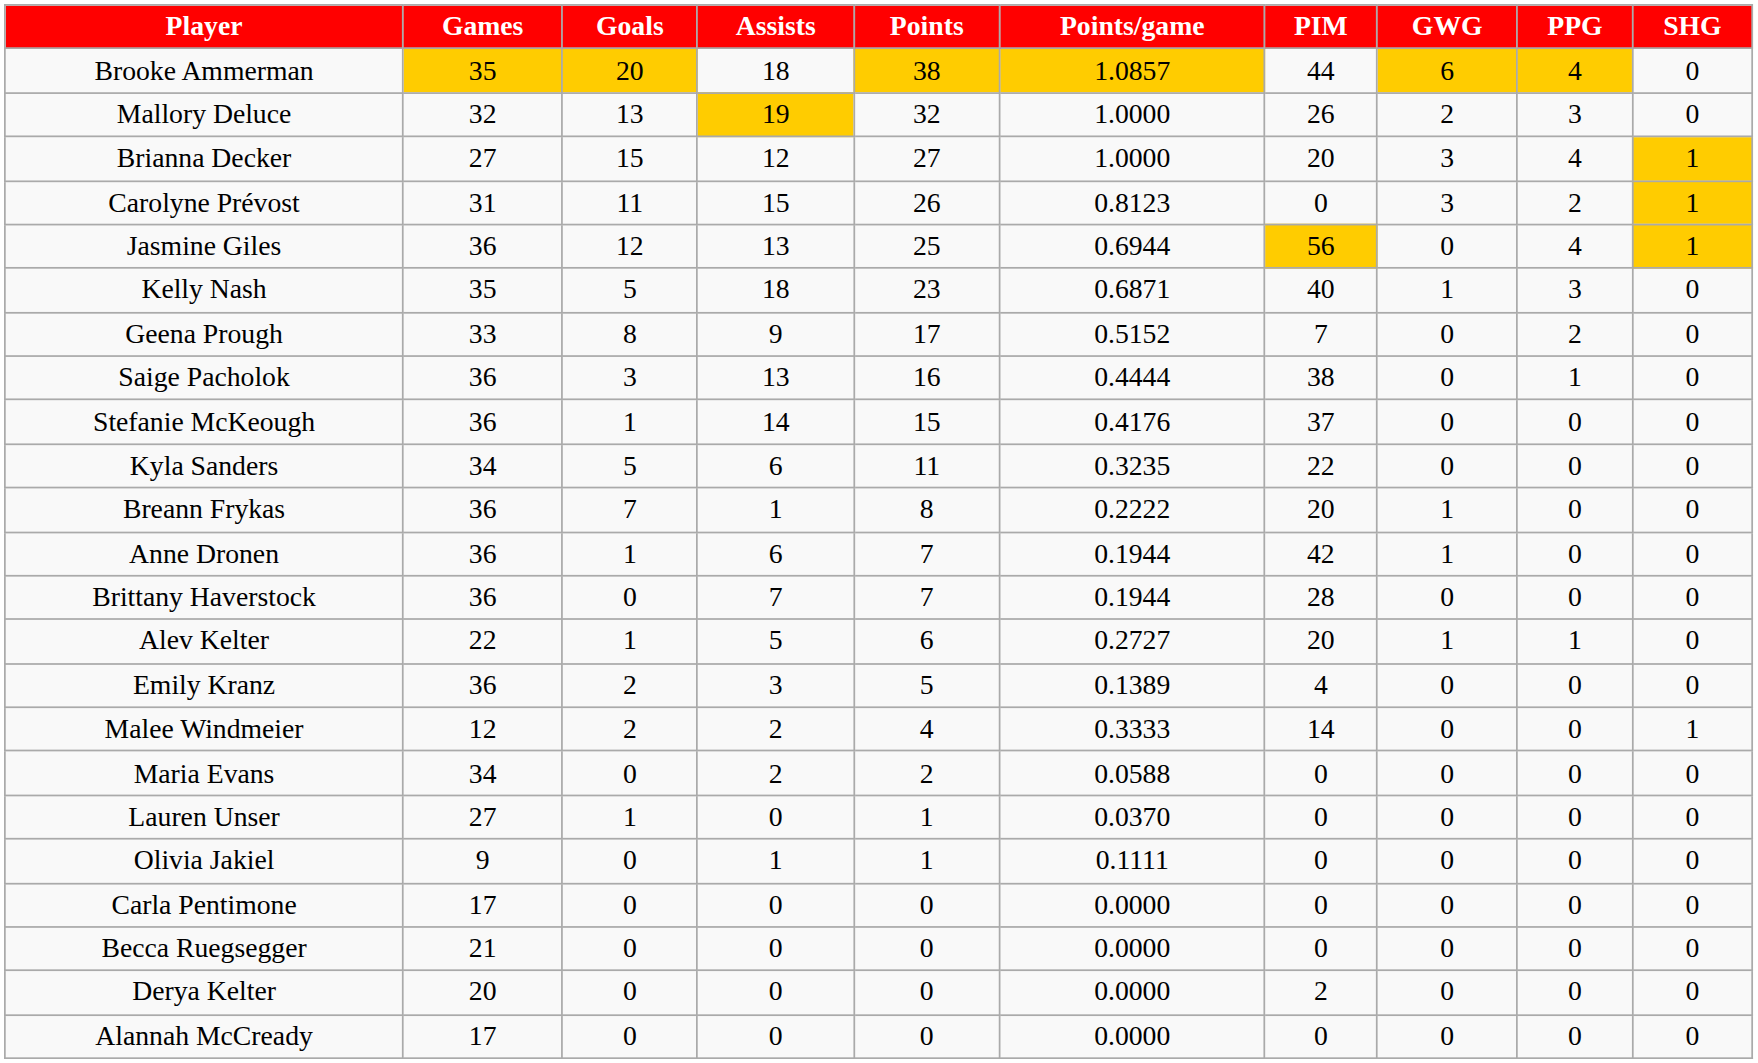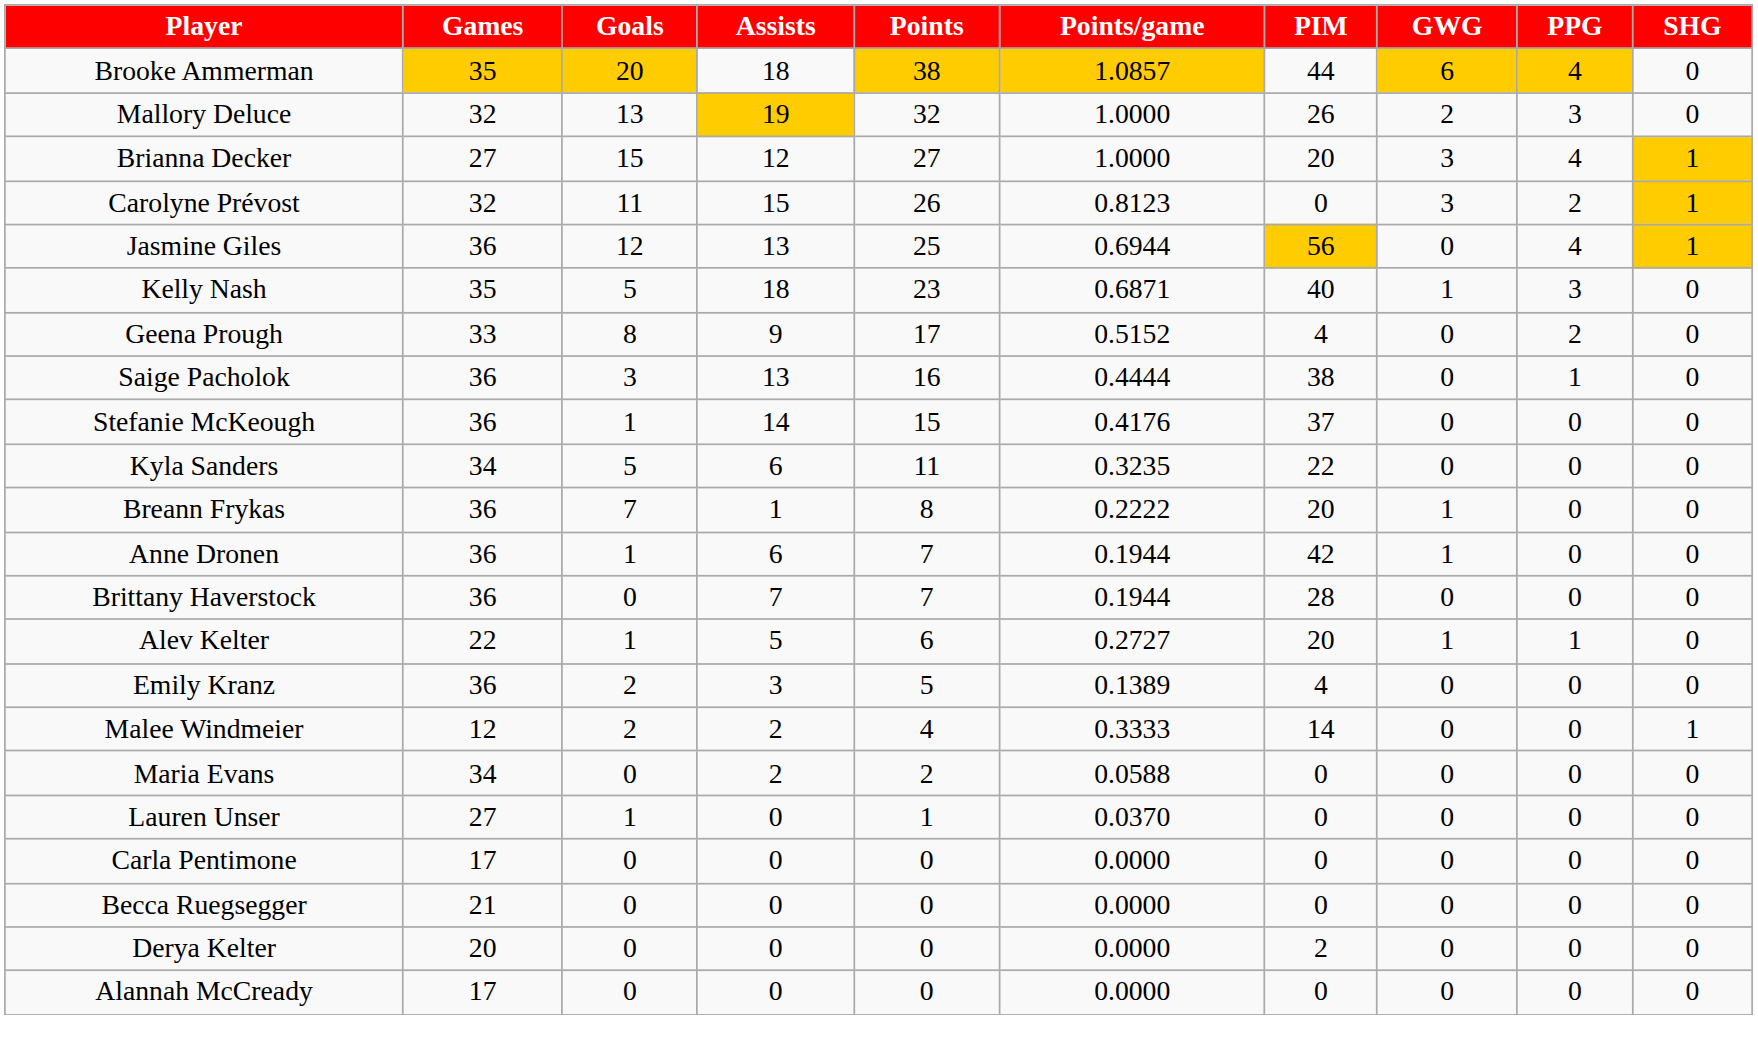(483, 202) 31 -> (483, 202) 32
(1321, 333) 7 -> (1321, 333) 4
- row: (204, 860)
